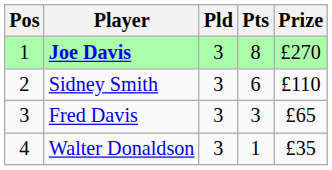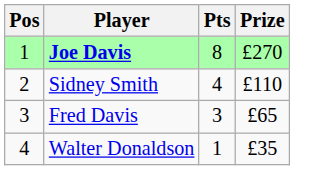- column: (218, 20)
(256, 84) 6 -> (217, 84) 4
